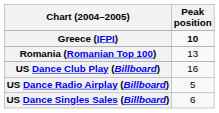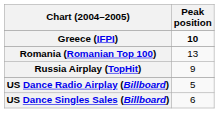+ row: (88, 69)
- row: (88, 69)
